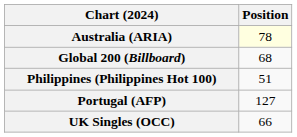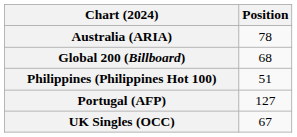(265, 36) lightyellow background -> (265, 36) no background
(265, 121) 66 -> (265, 121) 67
